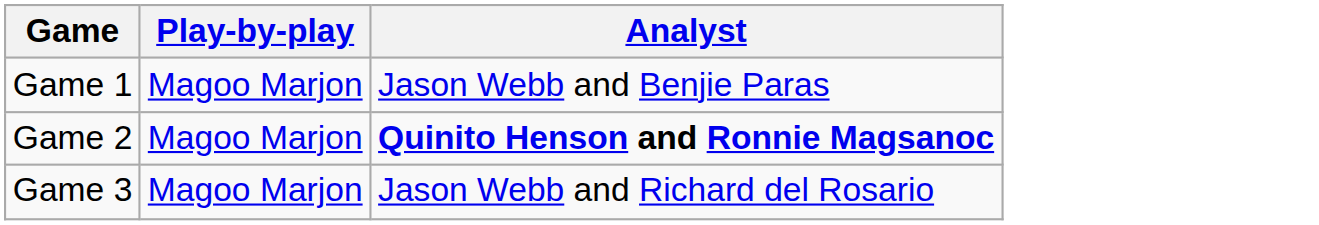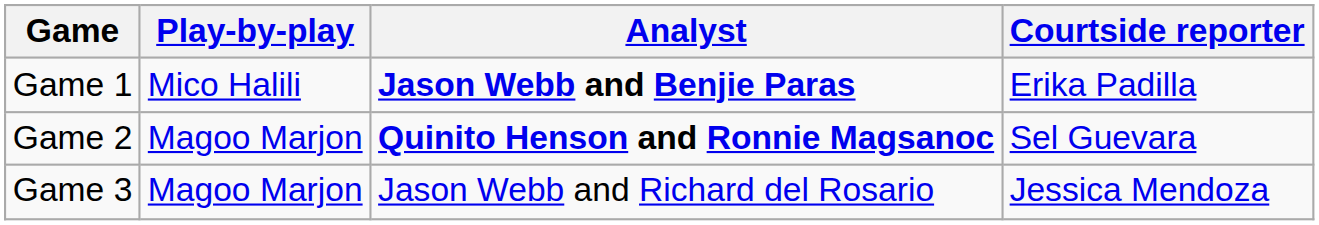+ column: (1157, 31)
(255, 84) Magoo Marjon -> (224, 84) Mico Halili
(604, 84) normal -> (617, 84) bold
